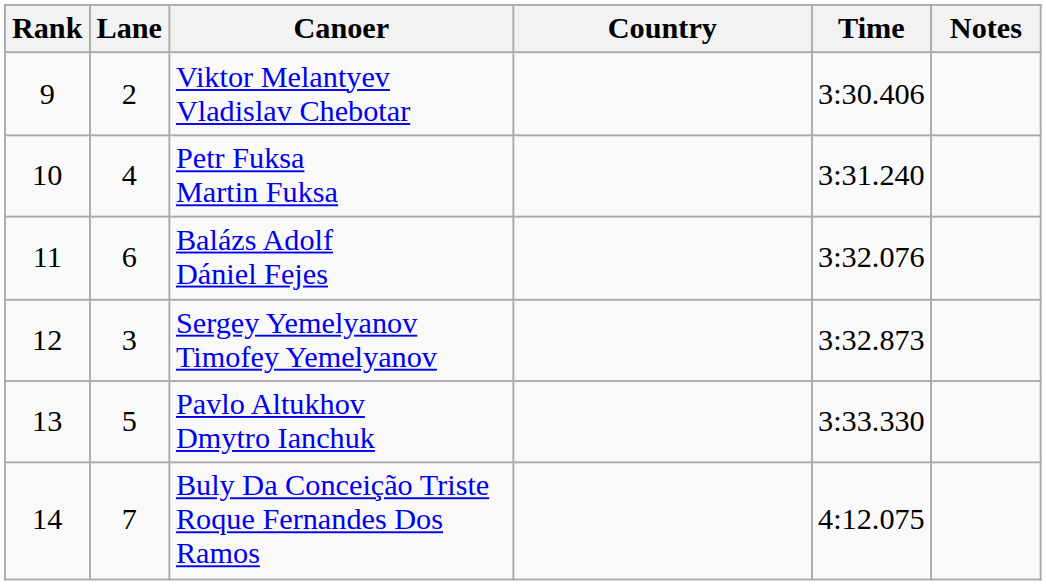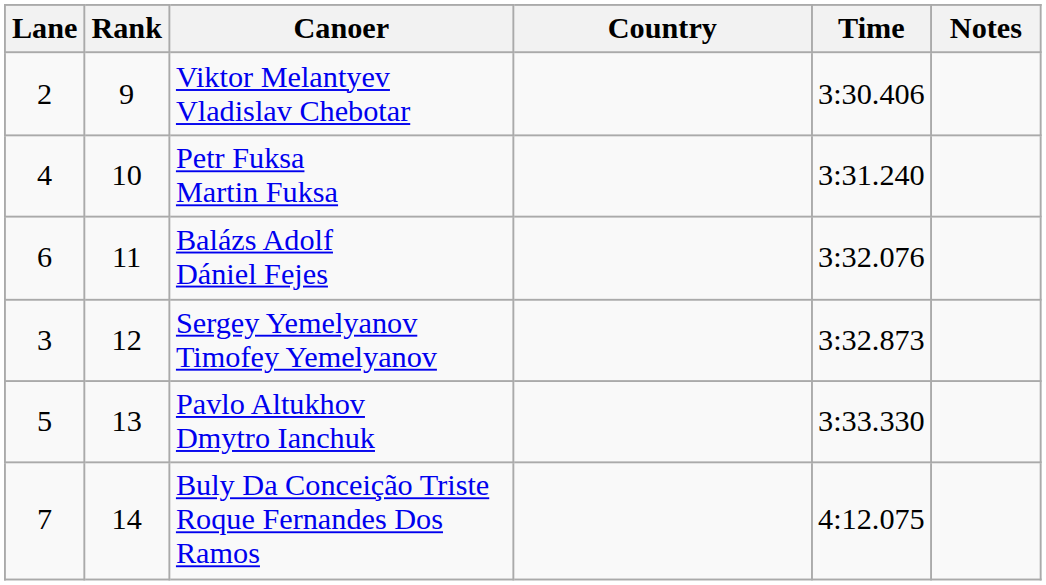columns swapped: (47, 28) <-> (129, 28)
